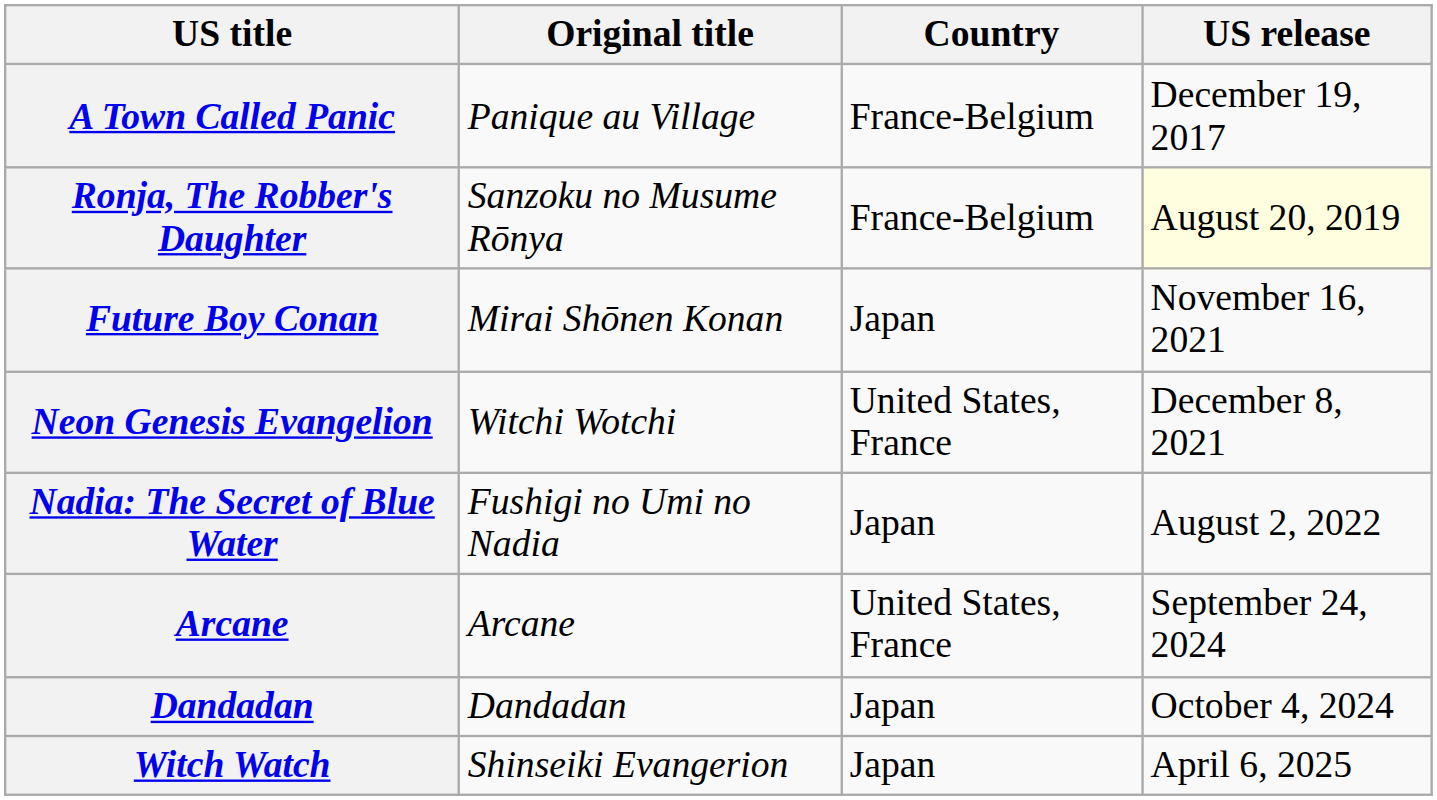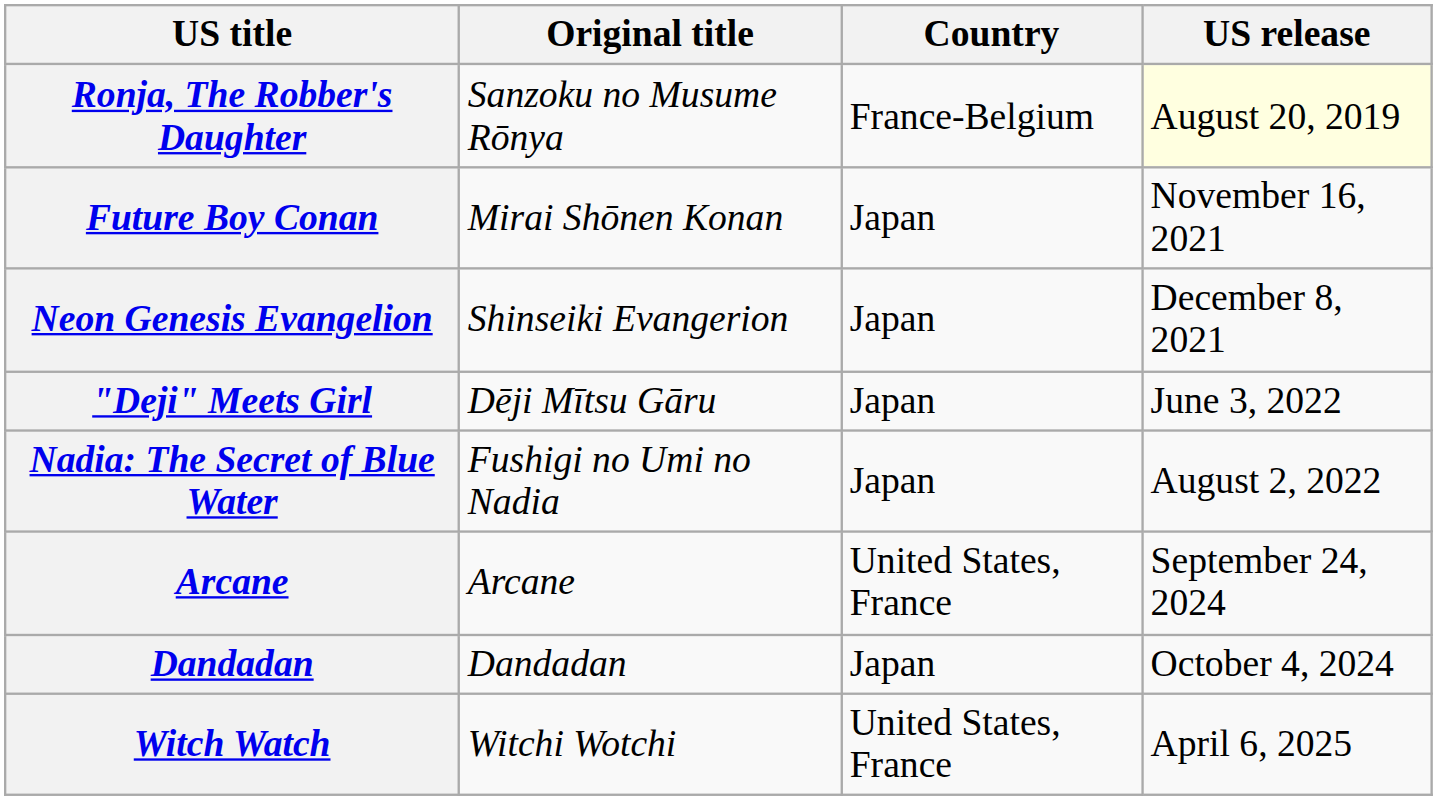- row: (232, 115)
(572, 420) Witchi Wotchi -> (628, 318) Shinseiki Evangerion
(955, 420) United States, France -> (893, 318) Japan
+ row: (232, 399)
(628, 765) Shinseiki Evangerion -> (572, 744) Witchi Wotchi
(893, 765) Japan -> (955, 744) United States, France
